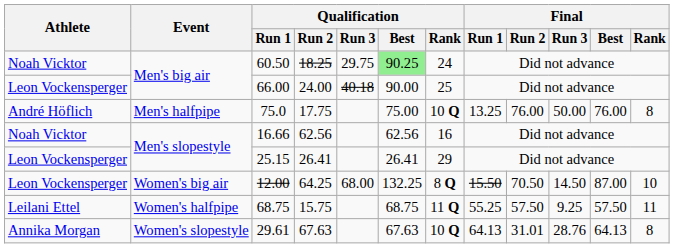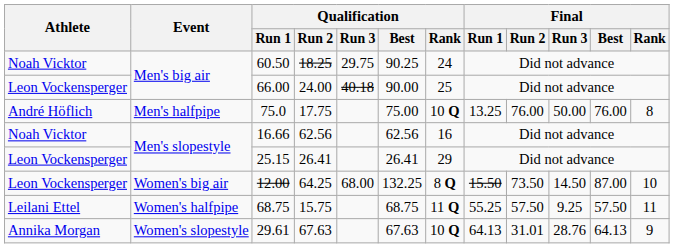(402, 63) lightgreen background -> (402, 63) no background
(527, 183) 70.50 -> (527, 183) 73.50
(650, 231) 8 -> (650, 231) 9
